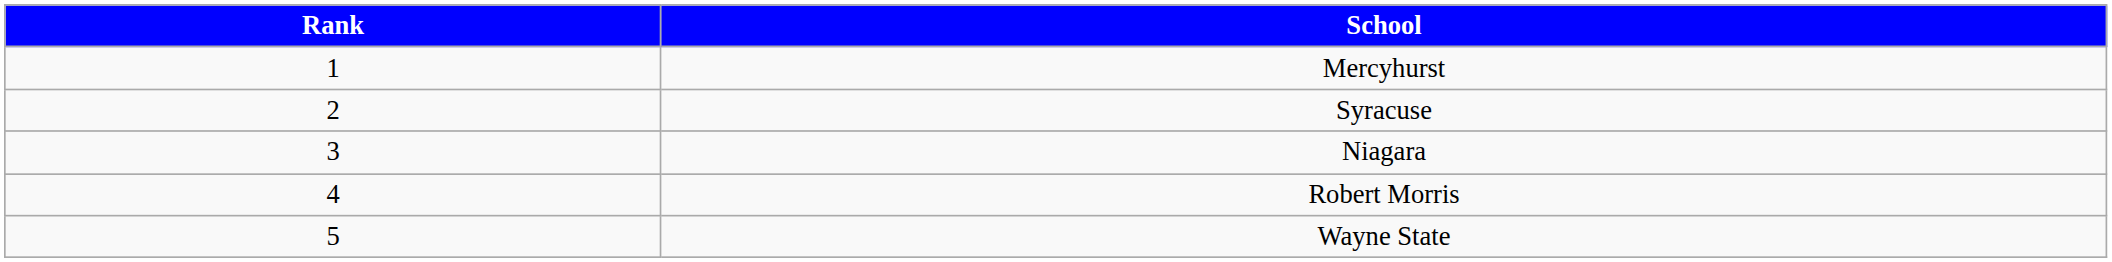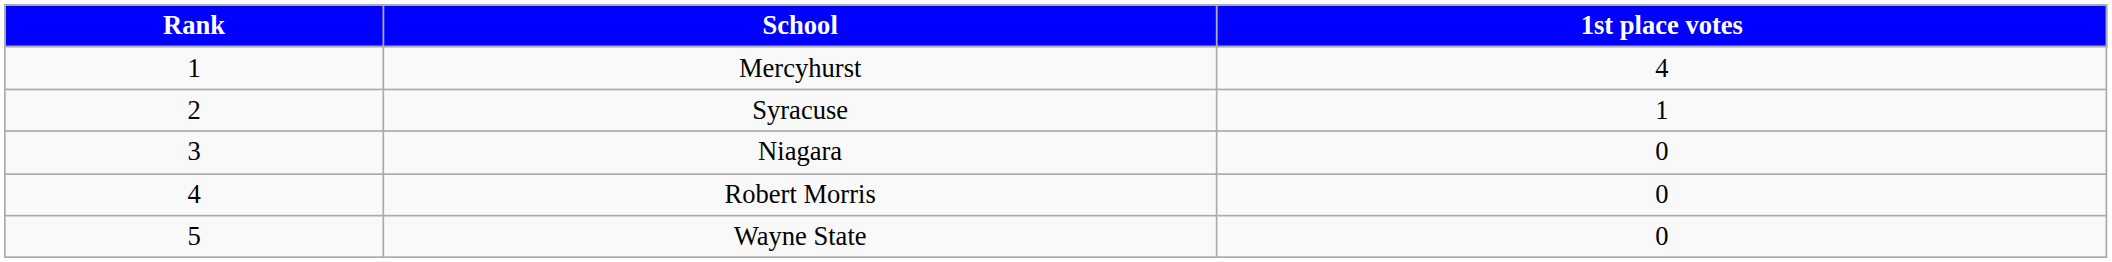+ column: (1662, 25)
